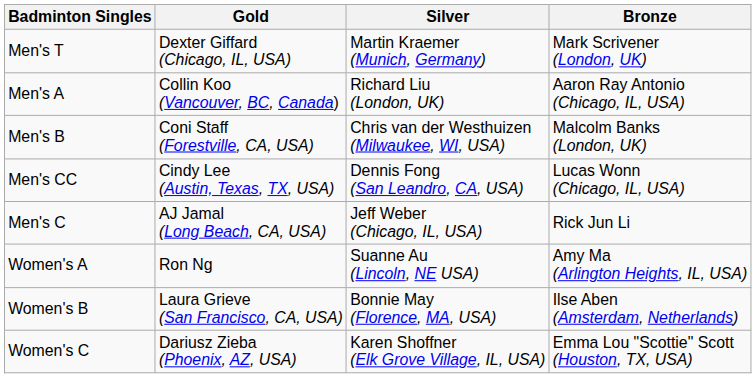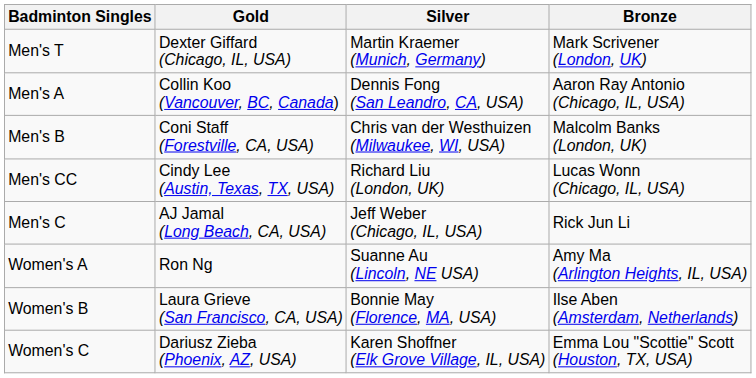(397, 94) Richard Liu (London, UK) -> (437, 94) Dennis Fong (San Leandro, CA, USA)
(437, 179) Dennis Fong (San Leandro, CA, USA) -> (397, 179) Richard Liu (London, UK)
